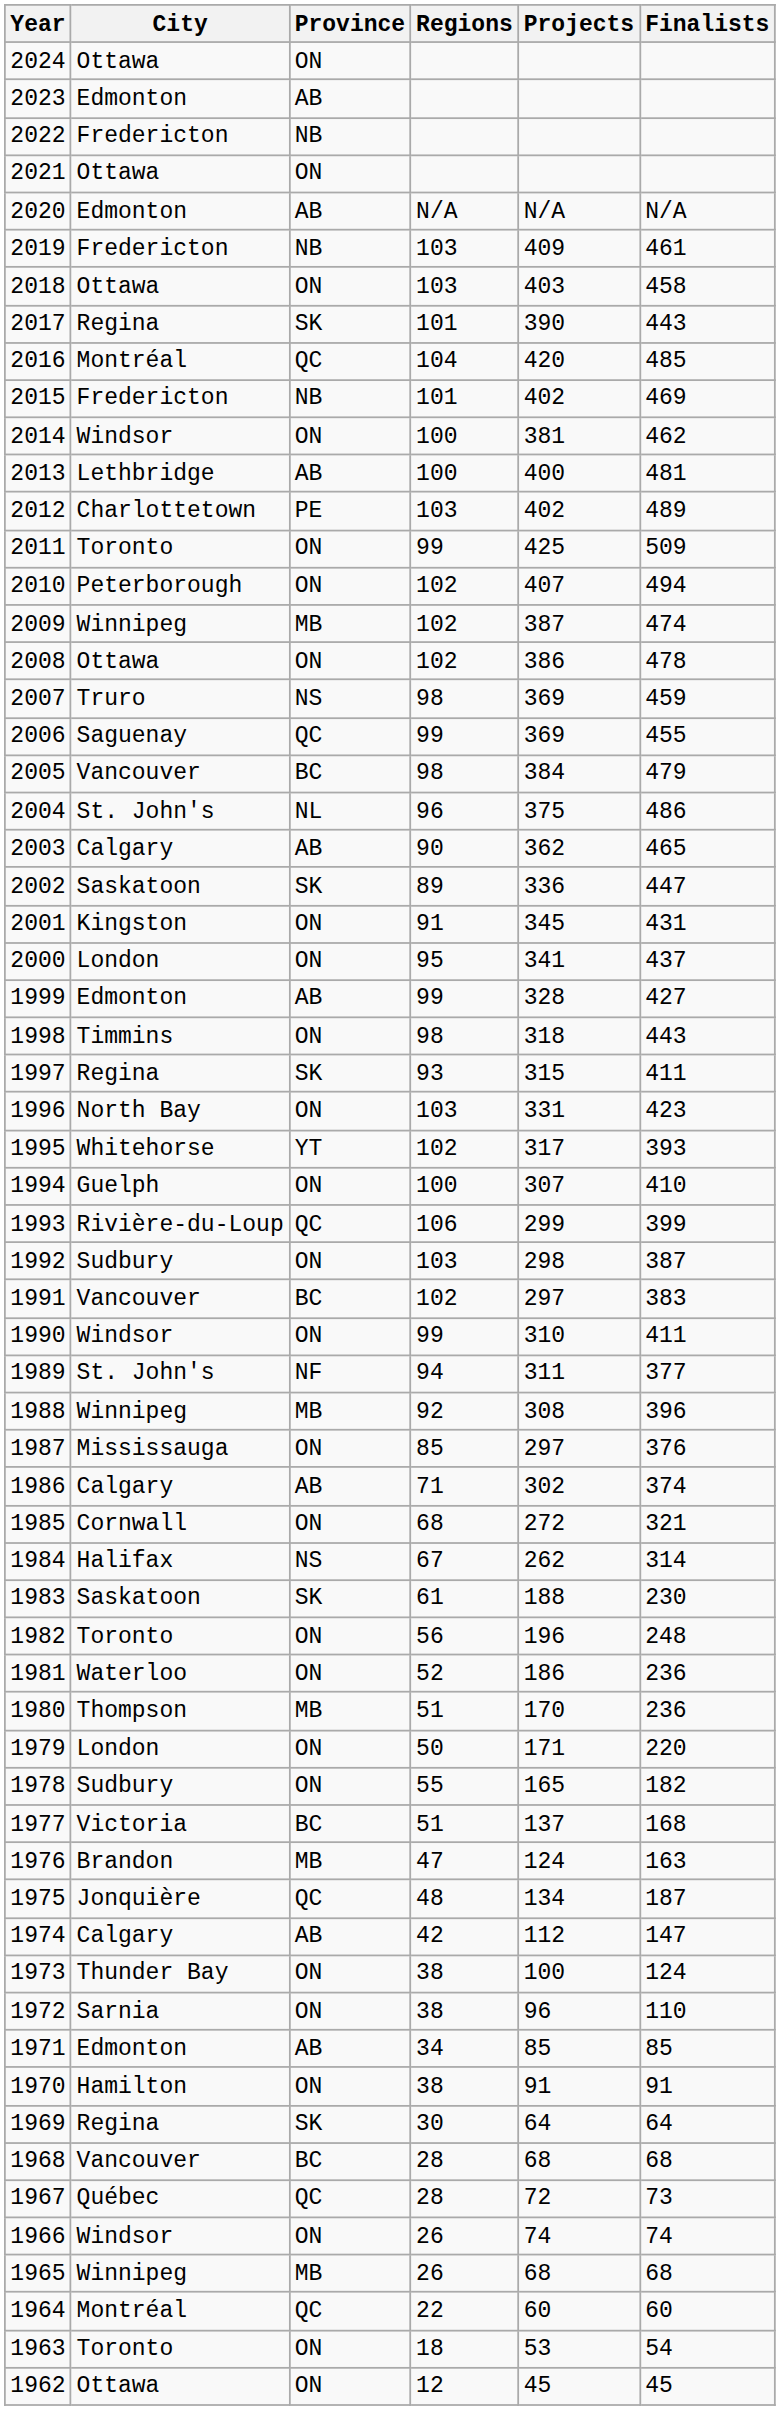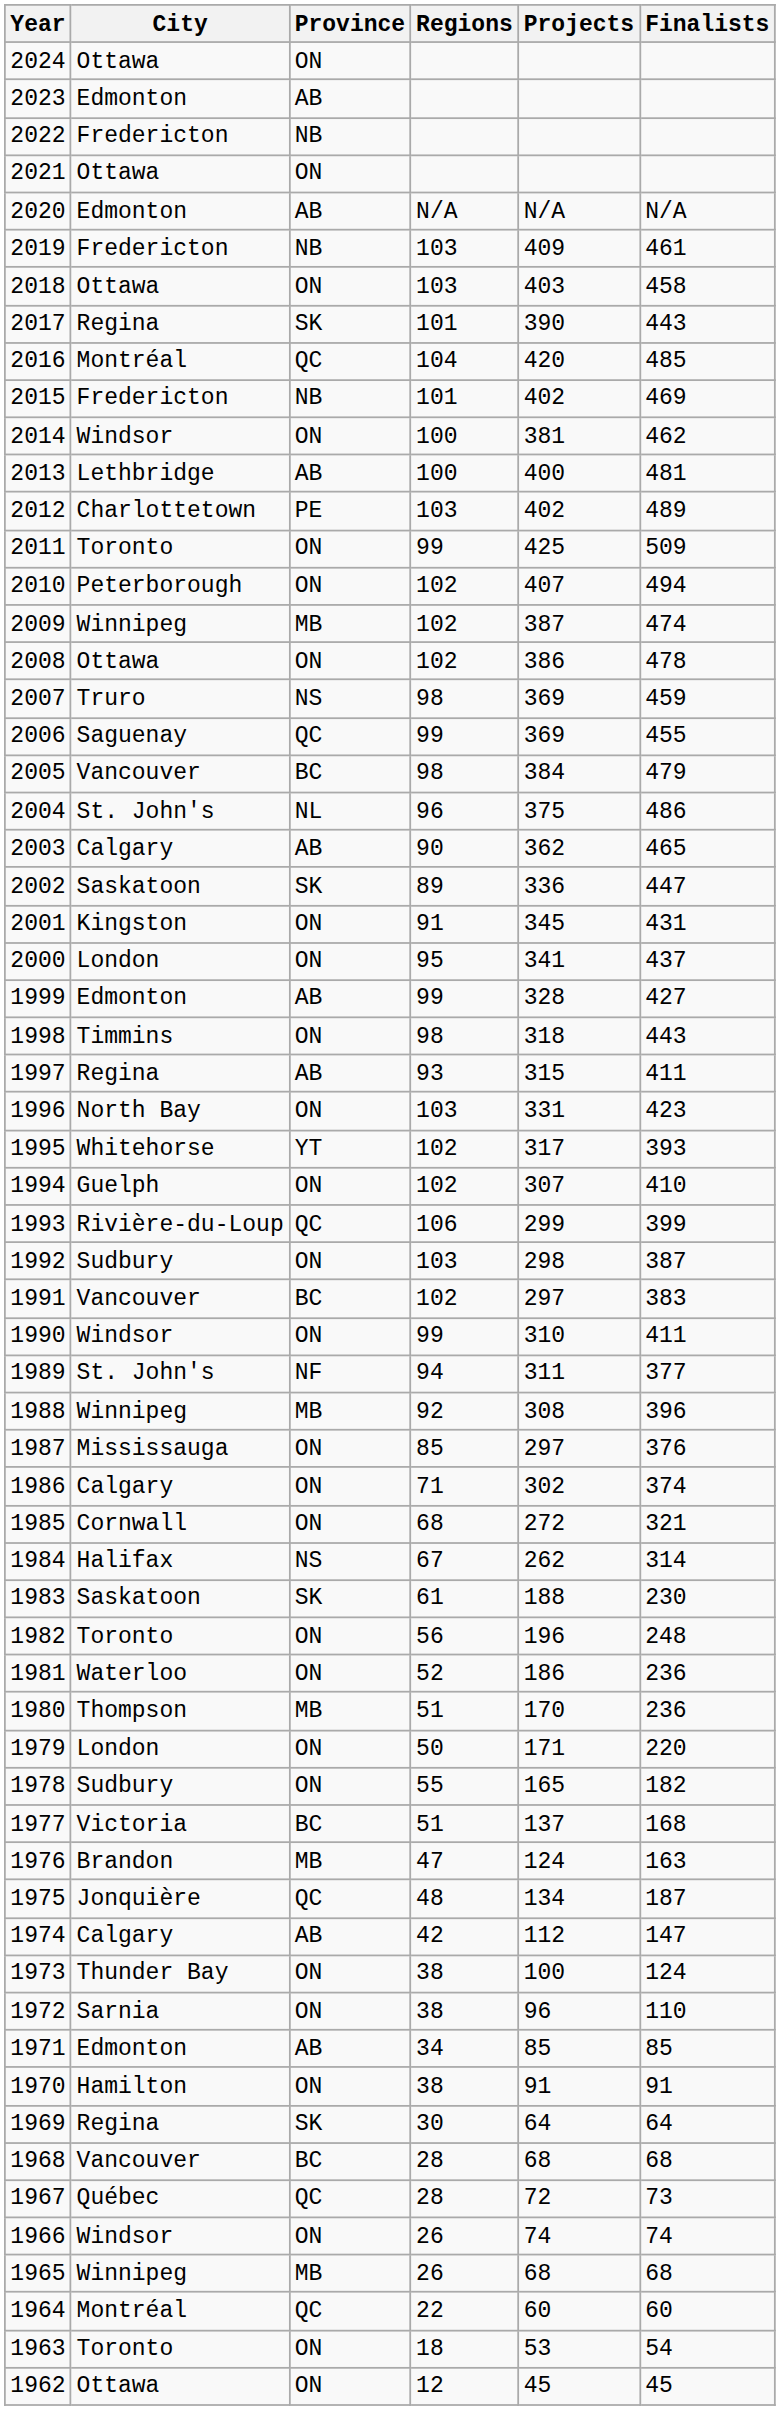(308, 1074) SK -> (308, 1074) AB
(437, 1186) 100 -> (437, 1186) 102
(308, 1486) AB -> (308, 1486) ON
